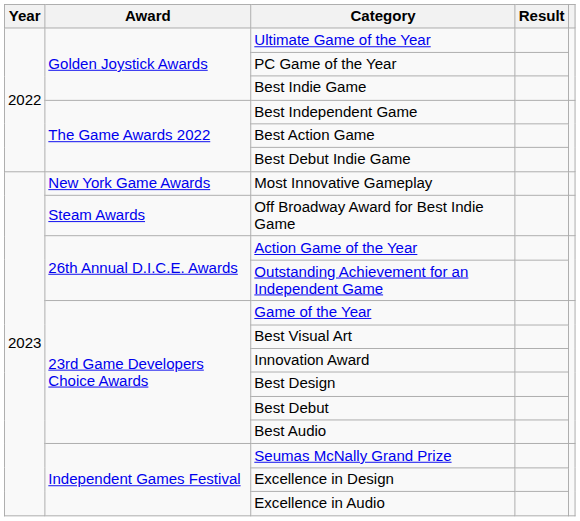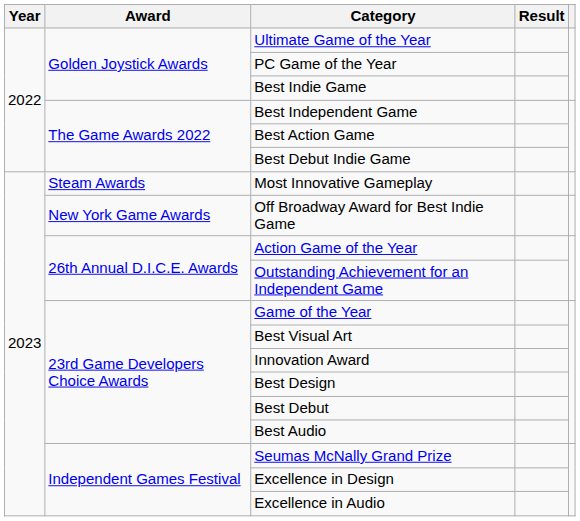(129, 183) New York Game Awards -> (97, 183) Steam Awards
(97, 215) Steam Awards -> (129, 215) New York Game Awards
